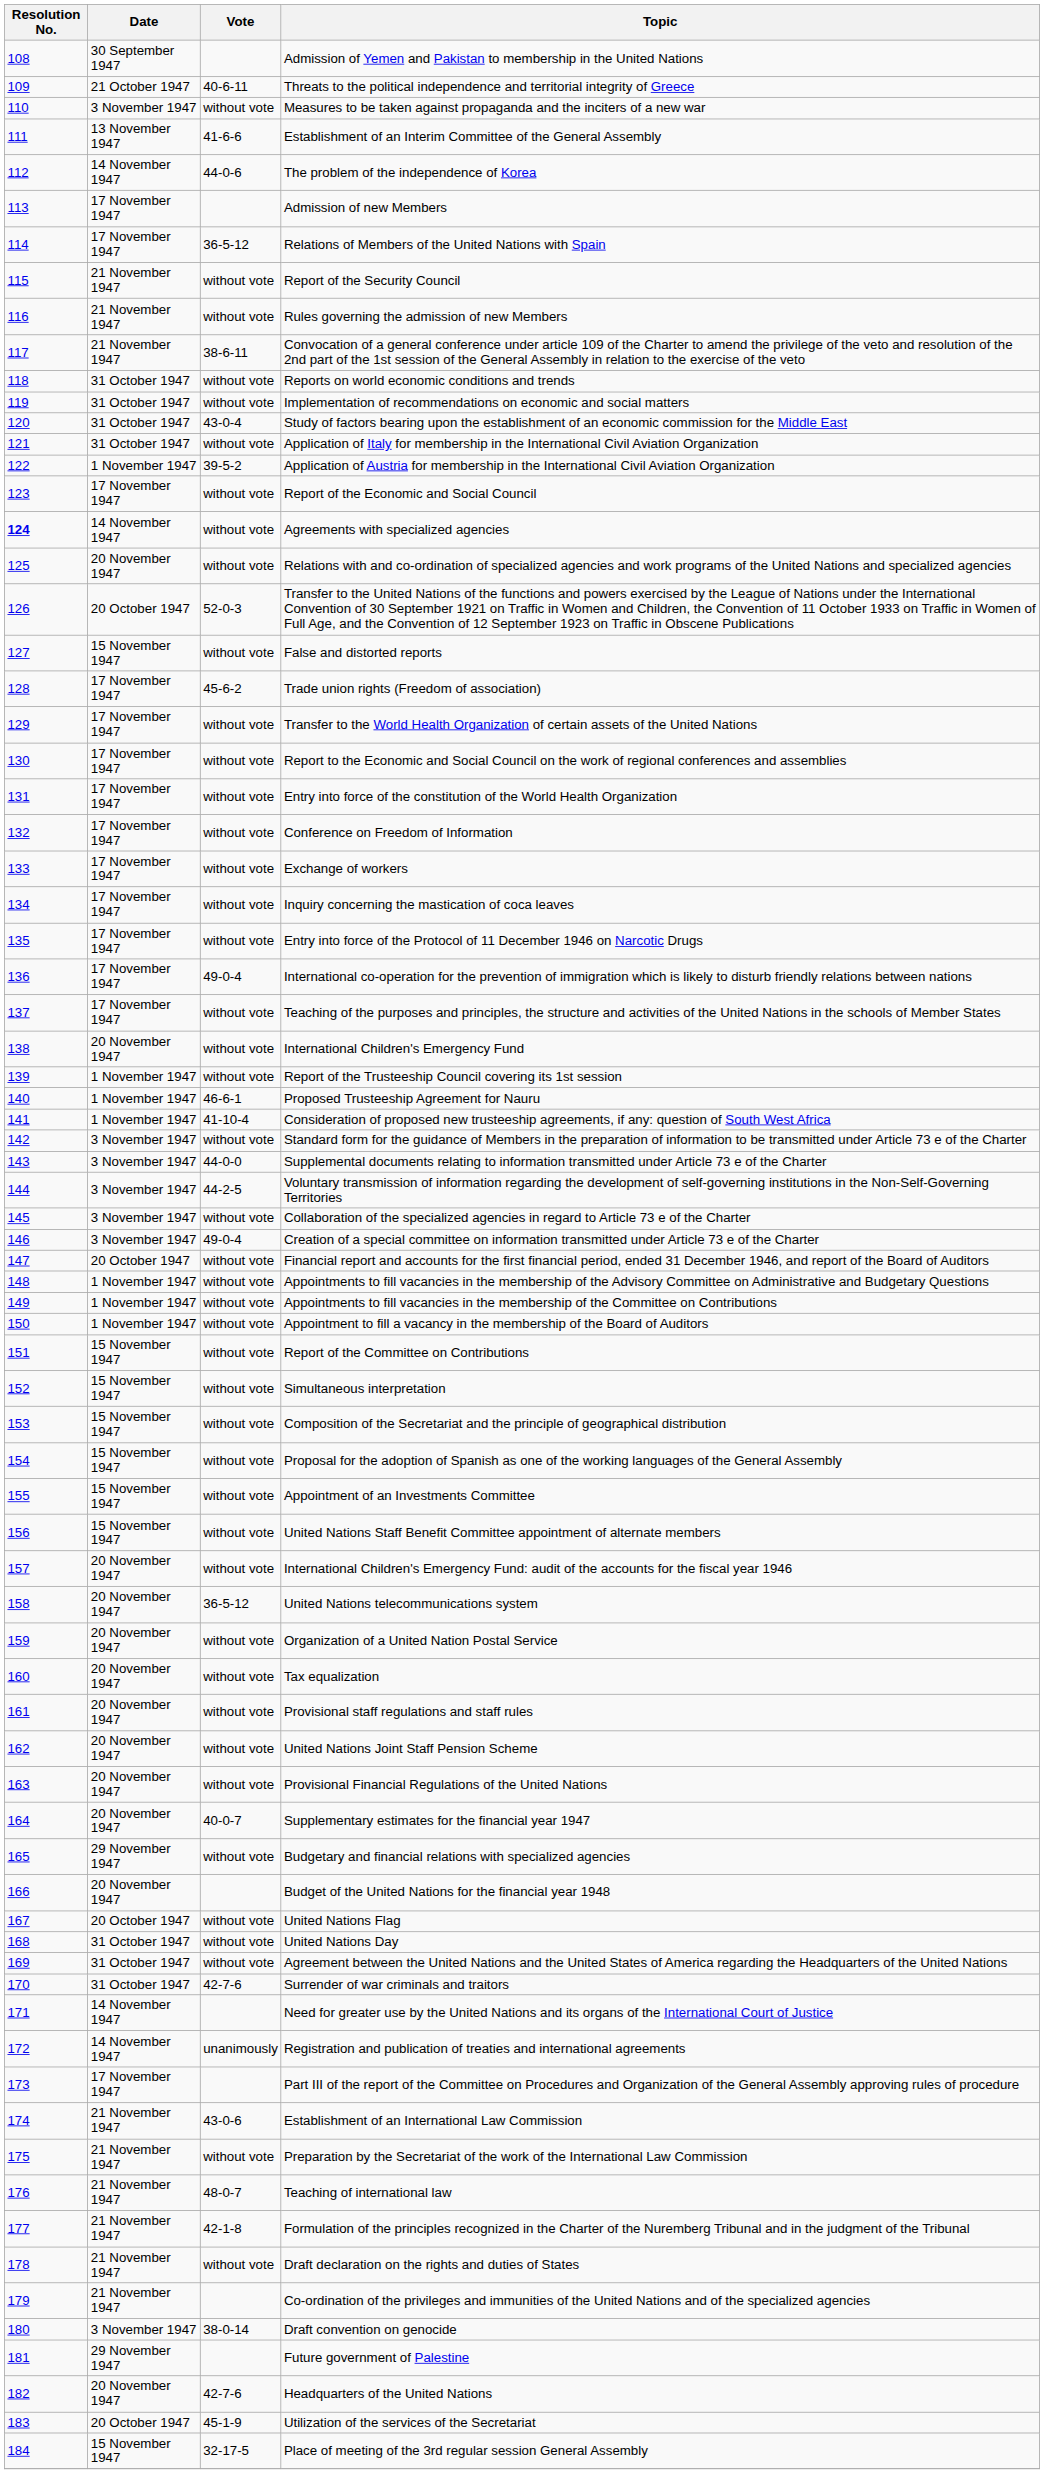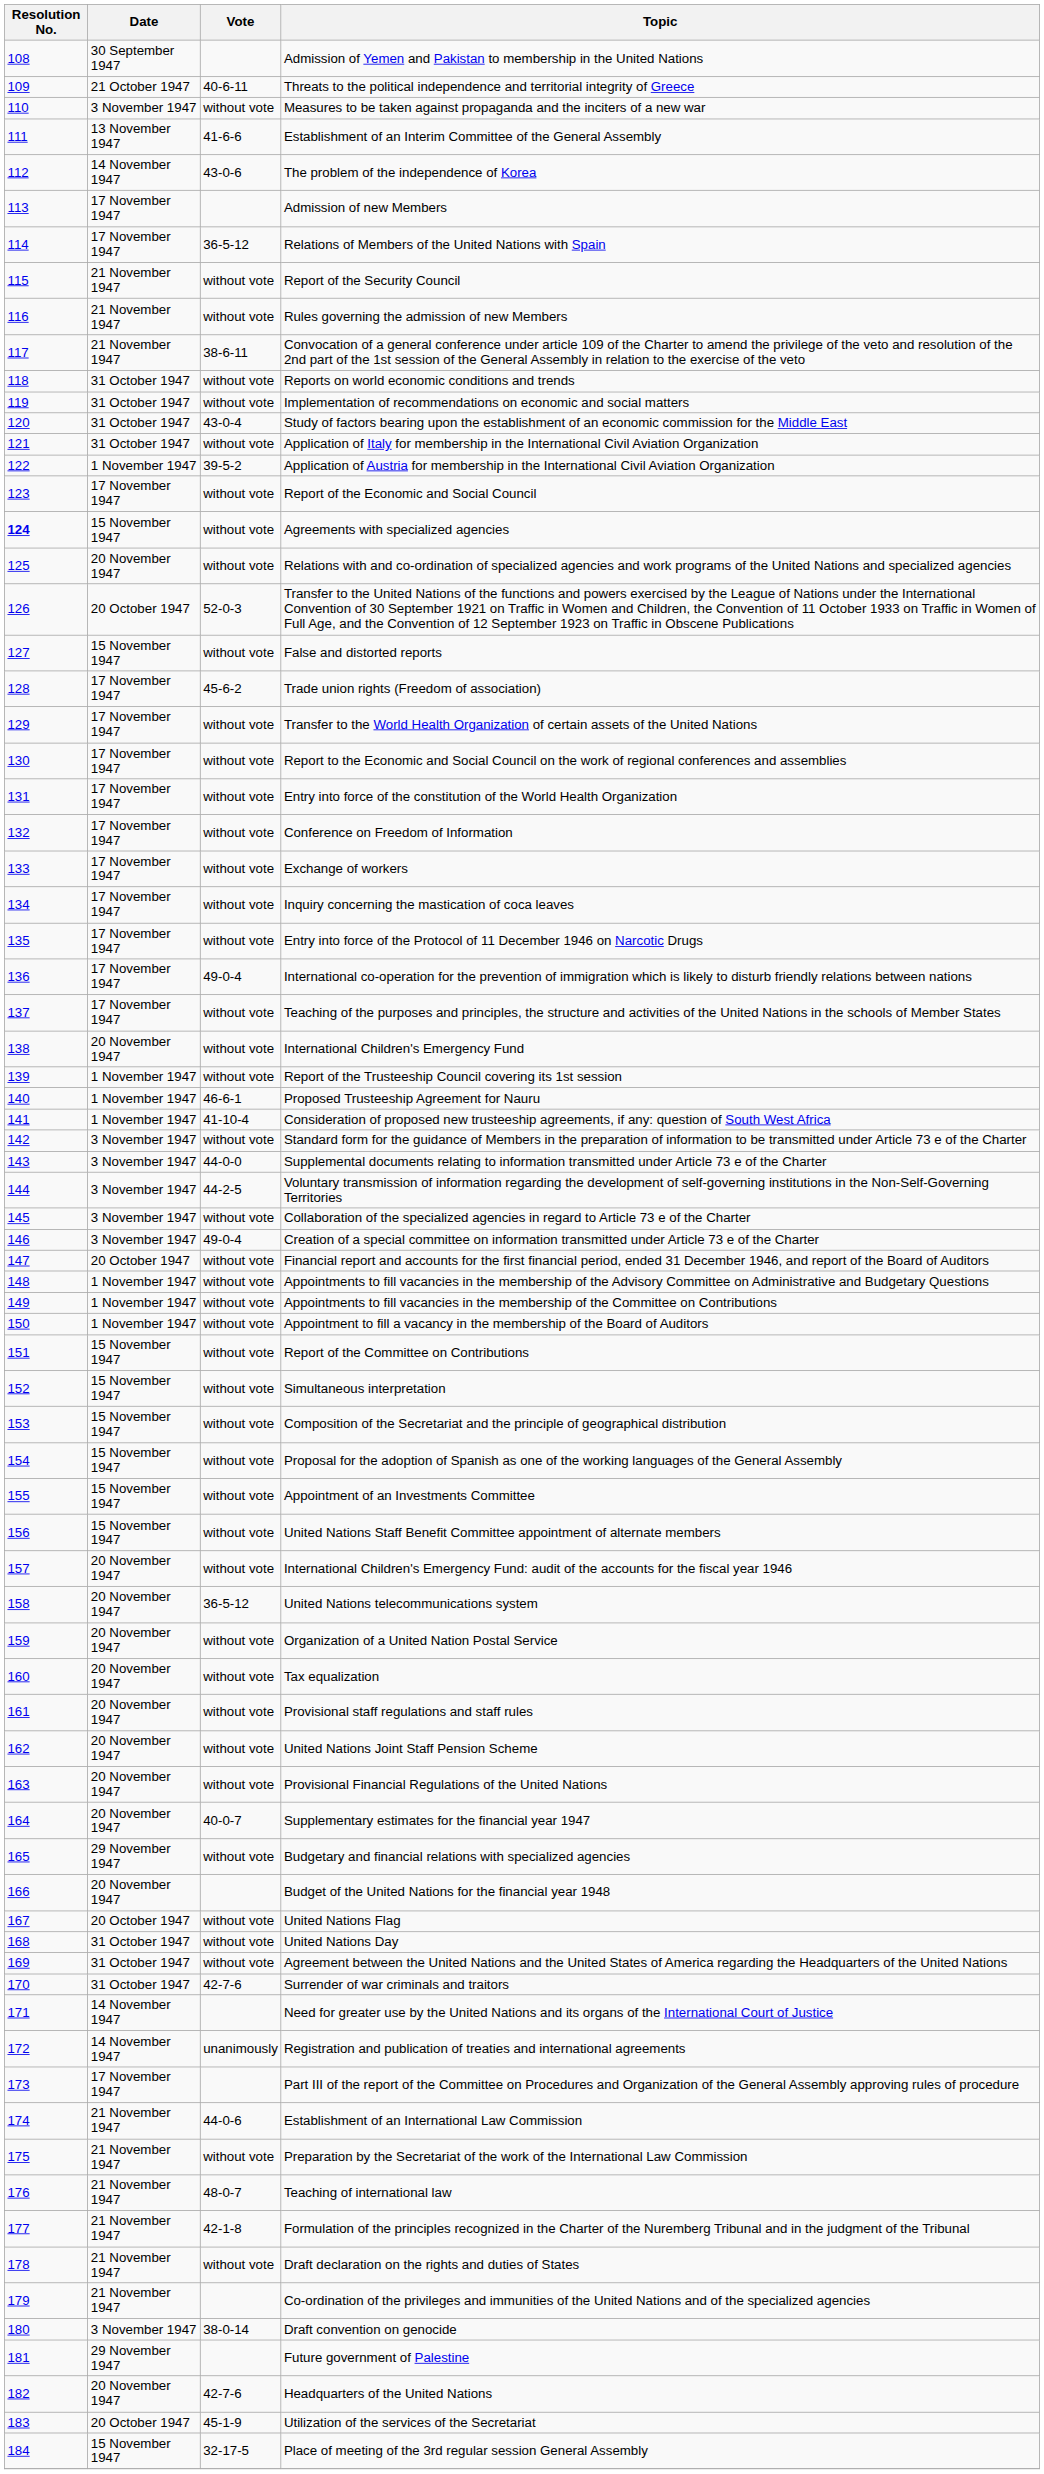(222, 172) 44-0-6 -> (222, 172) 43-0-6
(131, 529) 14 November 1947 -> (131, 529) 15 November 1947
(222, 2120) 43-0-6 -> (222, 2120) 44-0-6
